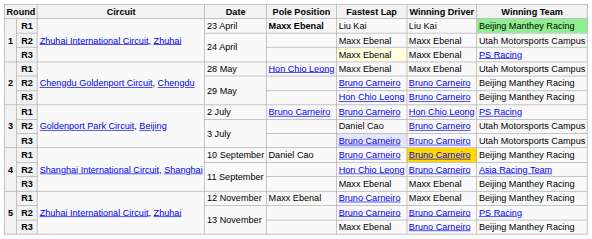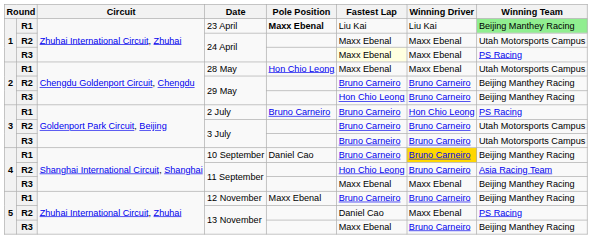(361, 126) Daniel Cao -> (370, 126) Bruno Carneiro
(370, 140) lavender background -> (370, 140) no background
(435, 198) Maxx Ebenal -> (440, 198) Bruno Carneiro
(370, 212) Bruno Carneiro -> (361, 212) Daniel Cao
(440, 212) Bruno Carneiro -> (435, 212) Maxx Ebenal
